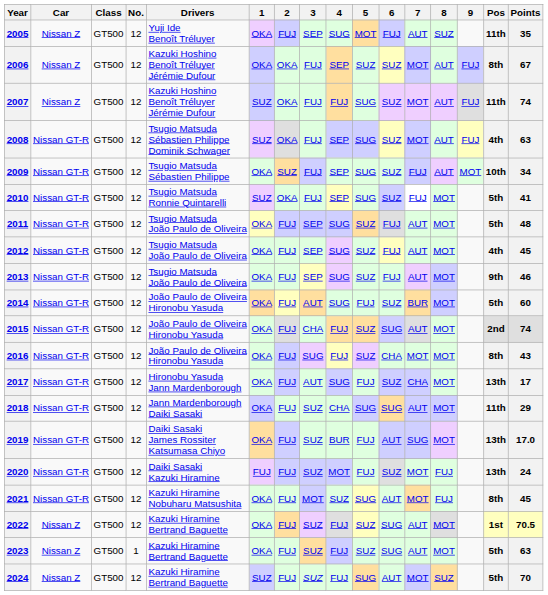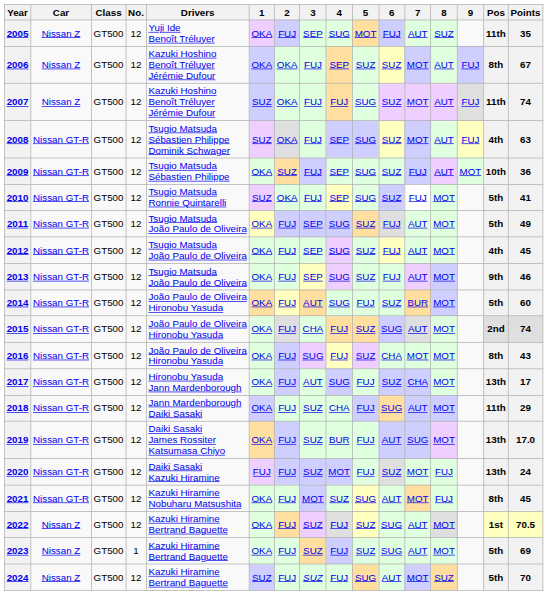(526, 171) 34 -> (526, 171) 36
(526, 224) 48 -> (526, 224) 49
(366, 409) SUG -> (366, 409) FUJ
(526, 551) 63 -> (526, 551) 69
